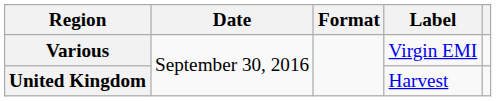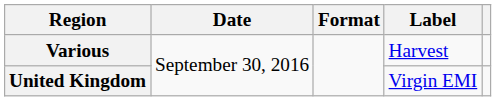(433, 50) Virgin EMI -> (418, 50) Harvest
(418, 80) Harvest -> (433, 80) Virgin EMI
